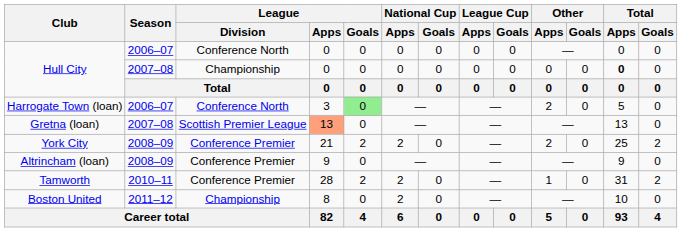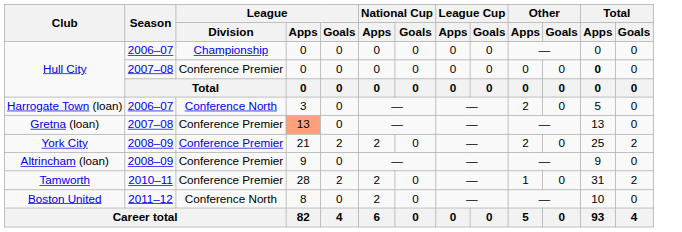(243, 50) Conference North -> (231, 50) Championship
(243, 69) Championship -> (231, 69) Conference Premier
(363, 106) lightgreen background -> (339, 106) no background
(243, 124) Scottish Premier League -> (231, 124) Conference Premier
(243, 198) Championship -> (231, 198) Conference North
